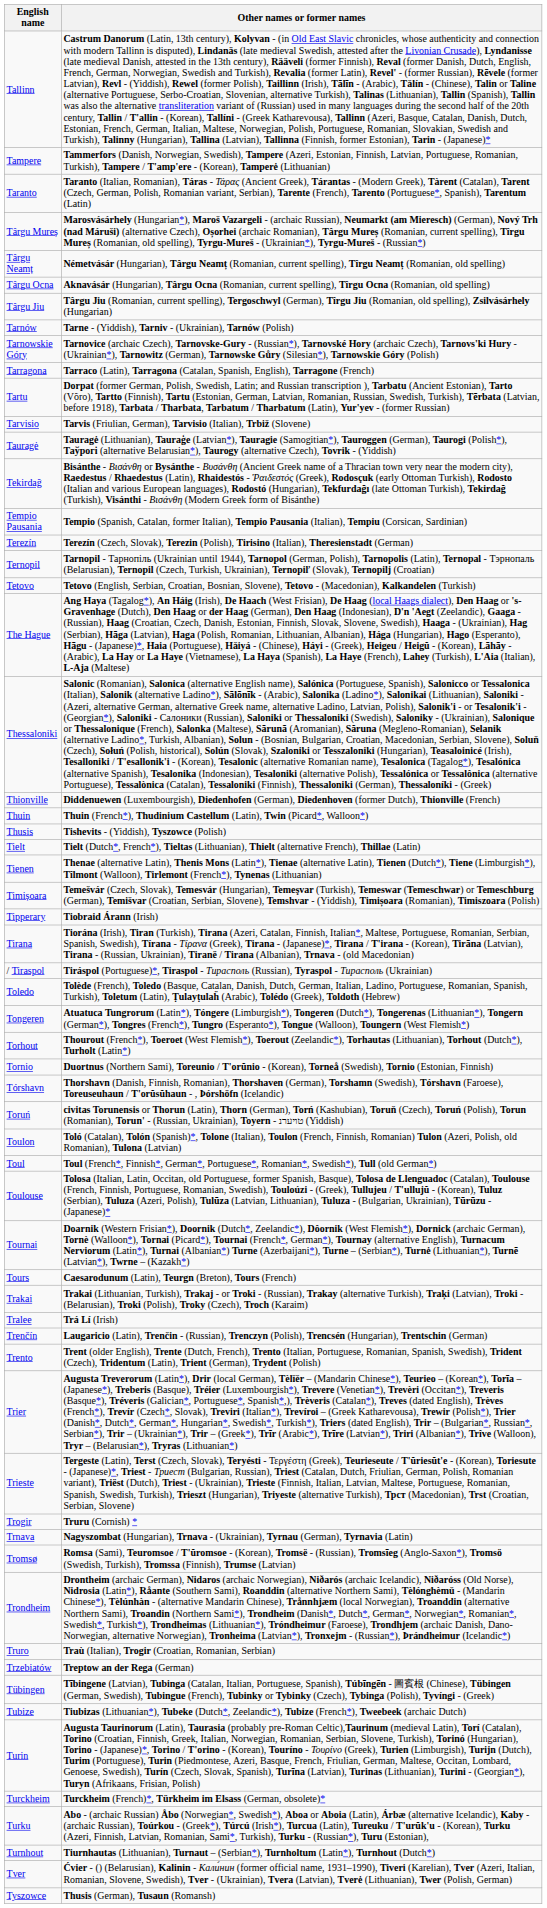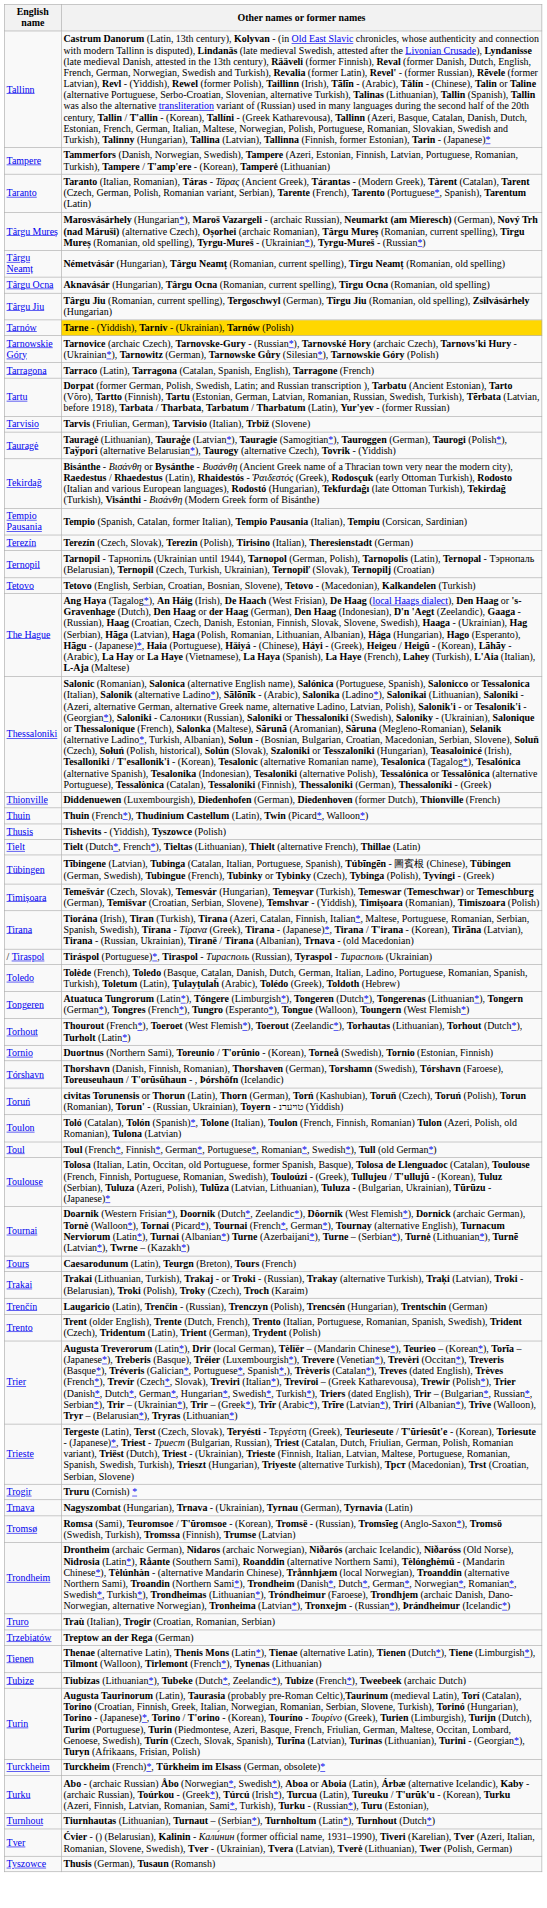(179, 327) no background -> (179, 327) gold background
rows swapped: (20, 868) <-> (26, 1689)
- row: (26, 917)
- row: (19, 1320)
